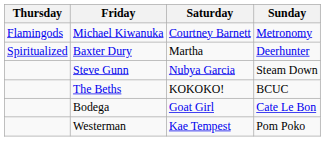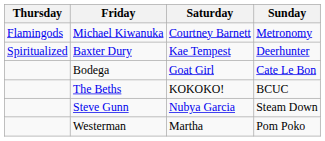(186, 51) Martha -> (200, 51) Kae Tempest
rows swapped: (91, 107) <-> (101, 70)
(200, 126) Kae Tempest -> (186, 126) Martha
